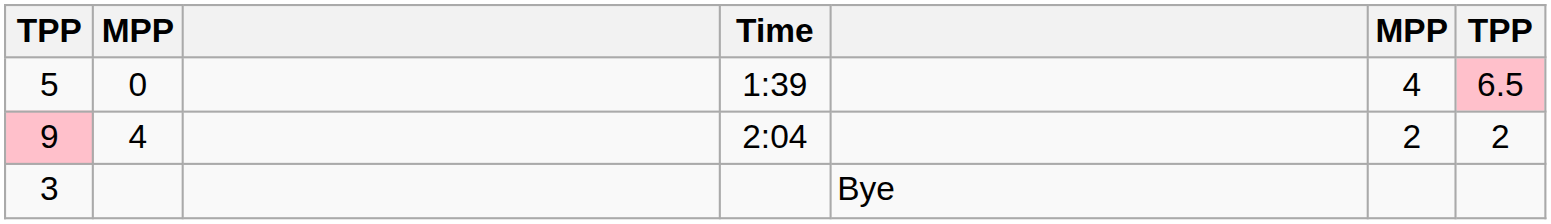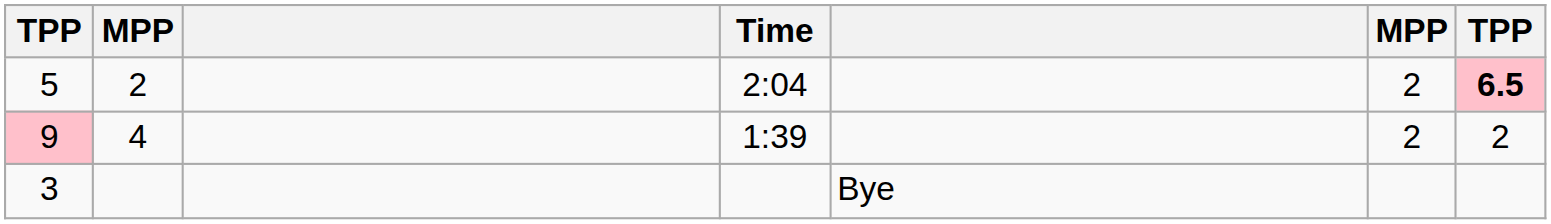(138, 84) 0 -> (138, 84) 2
(775, 84) 1:39 -> (775, 84) 2:04
(1412, 84) 4 -> (1412, 84) 2
(1500, 84) normal -> (1500, 84) bold
(775, 137) 2:04 -> (775, 137) 1:39
